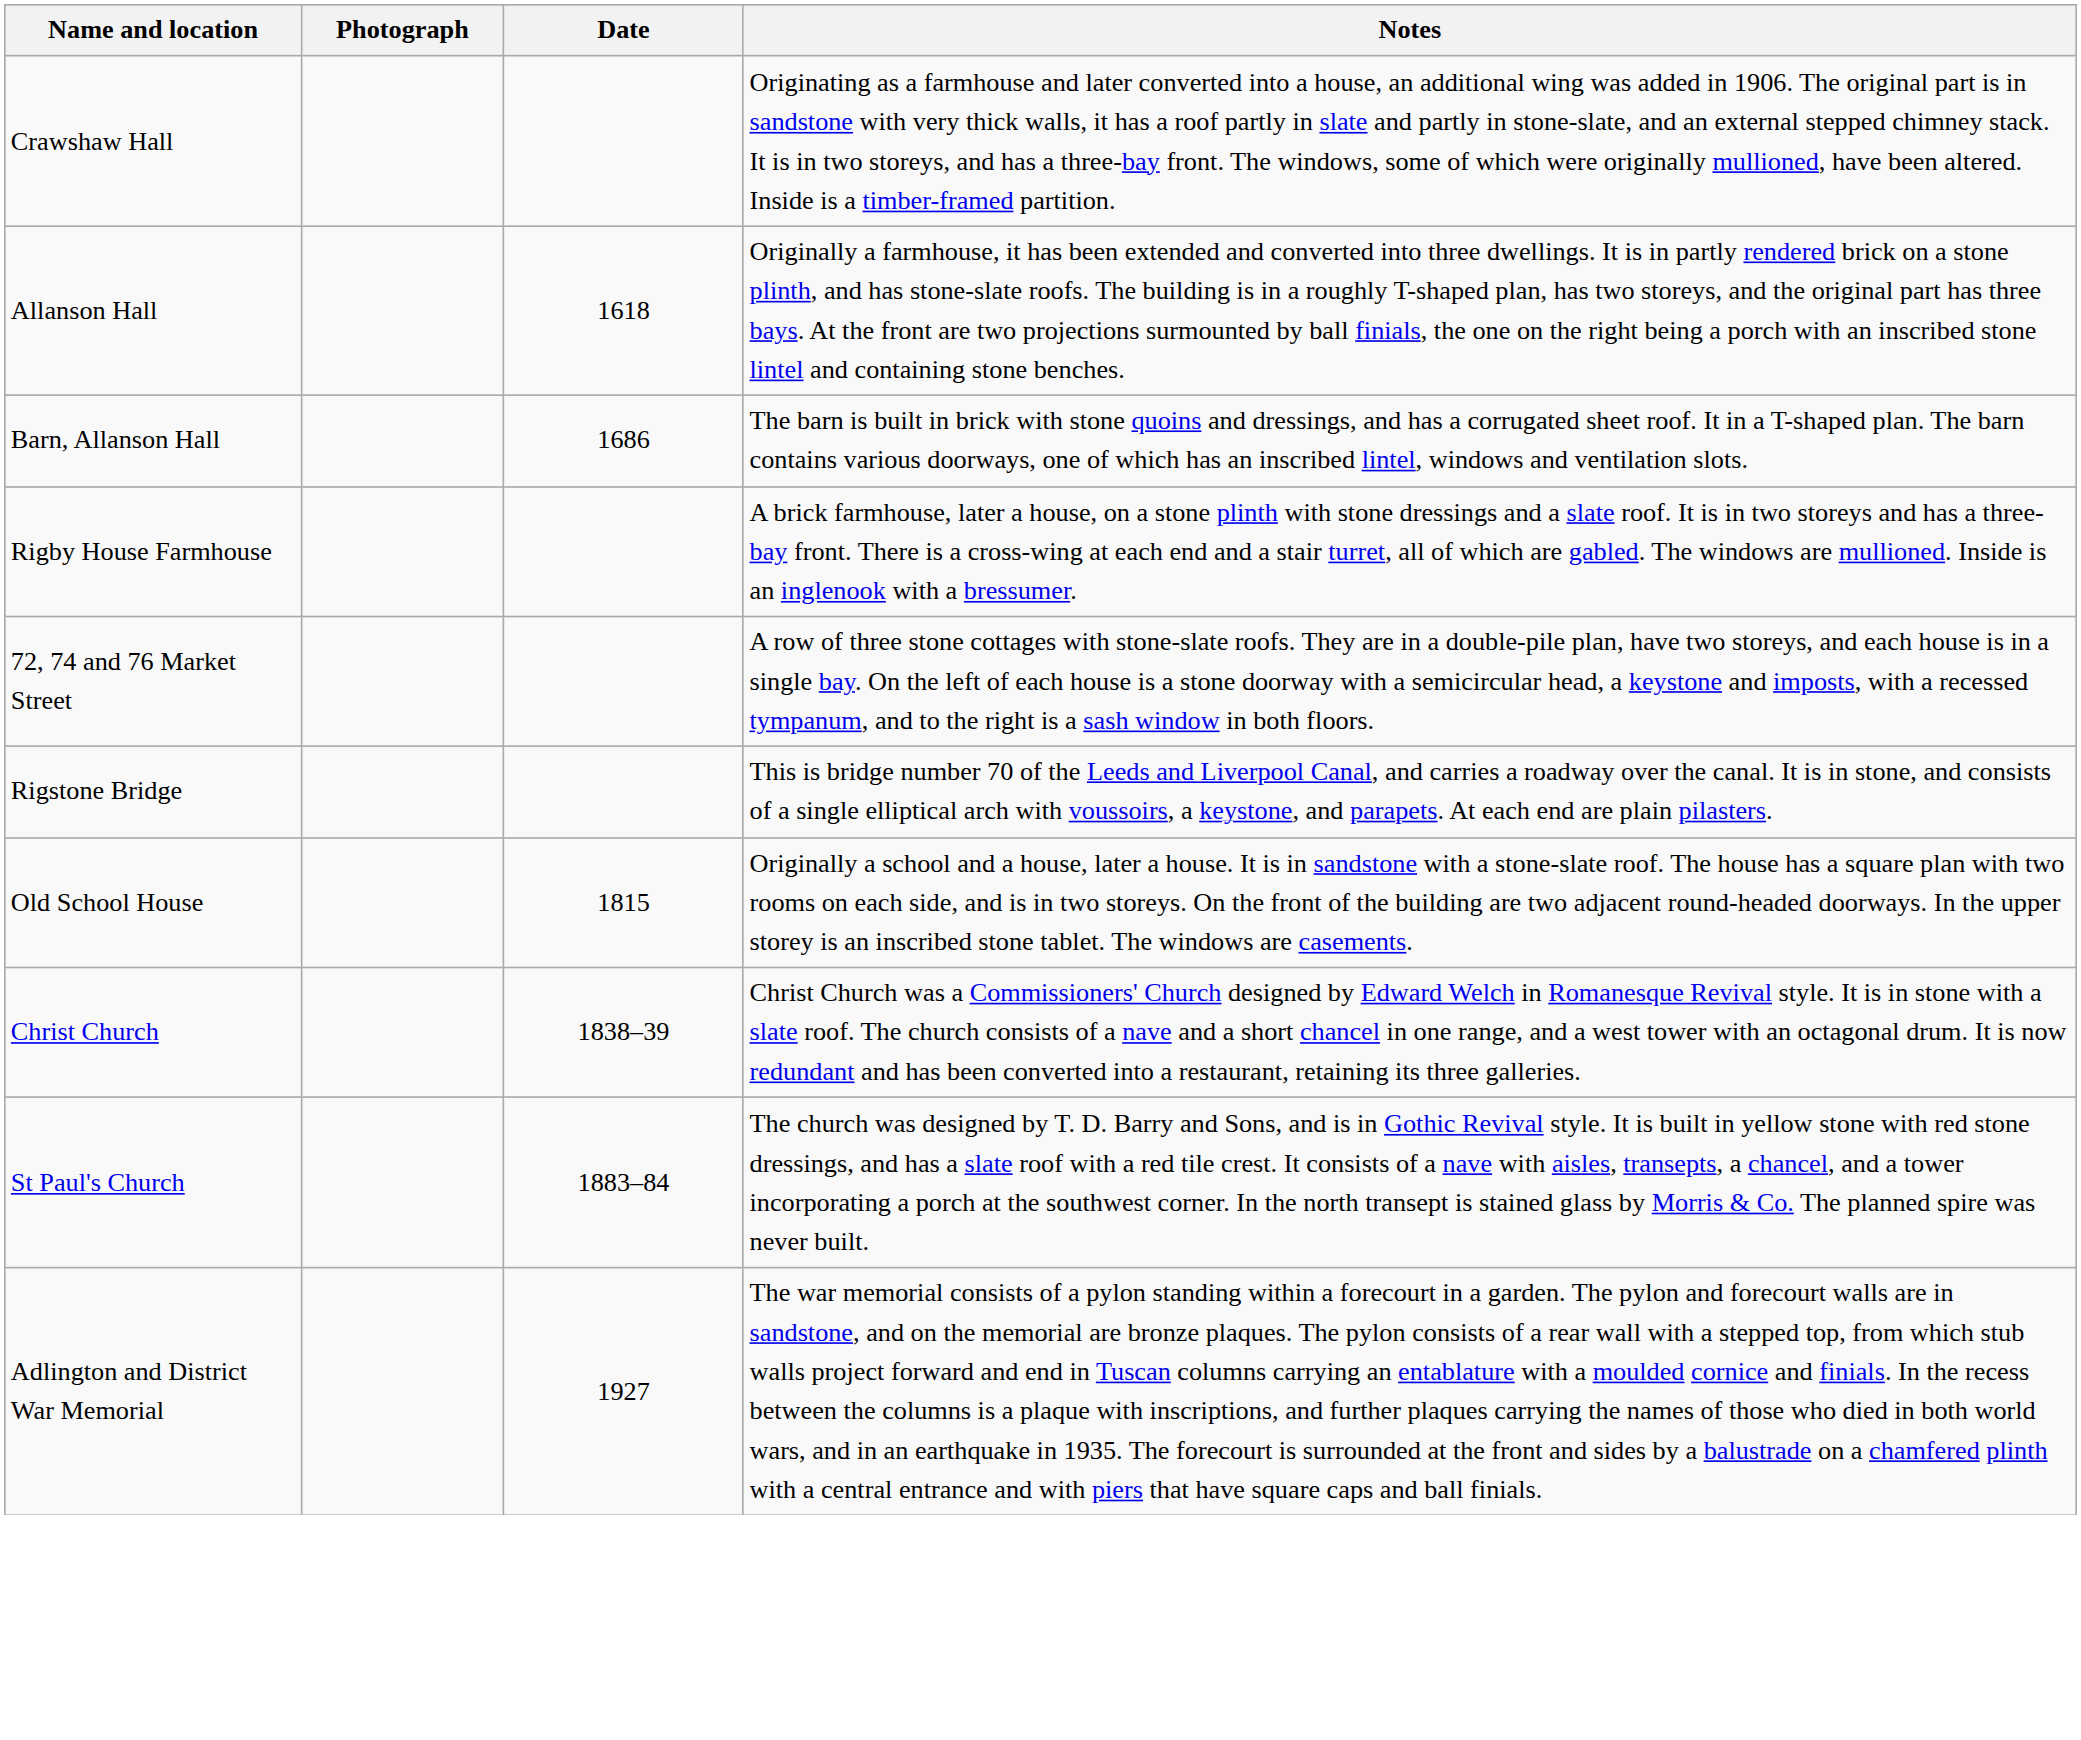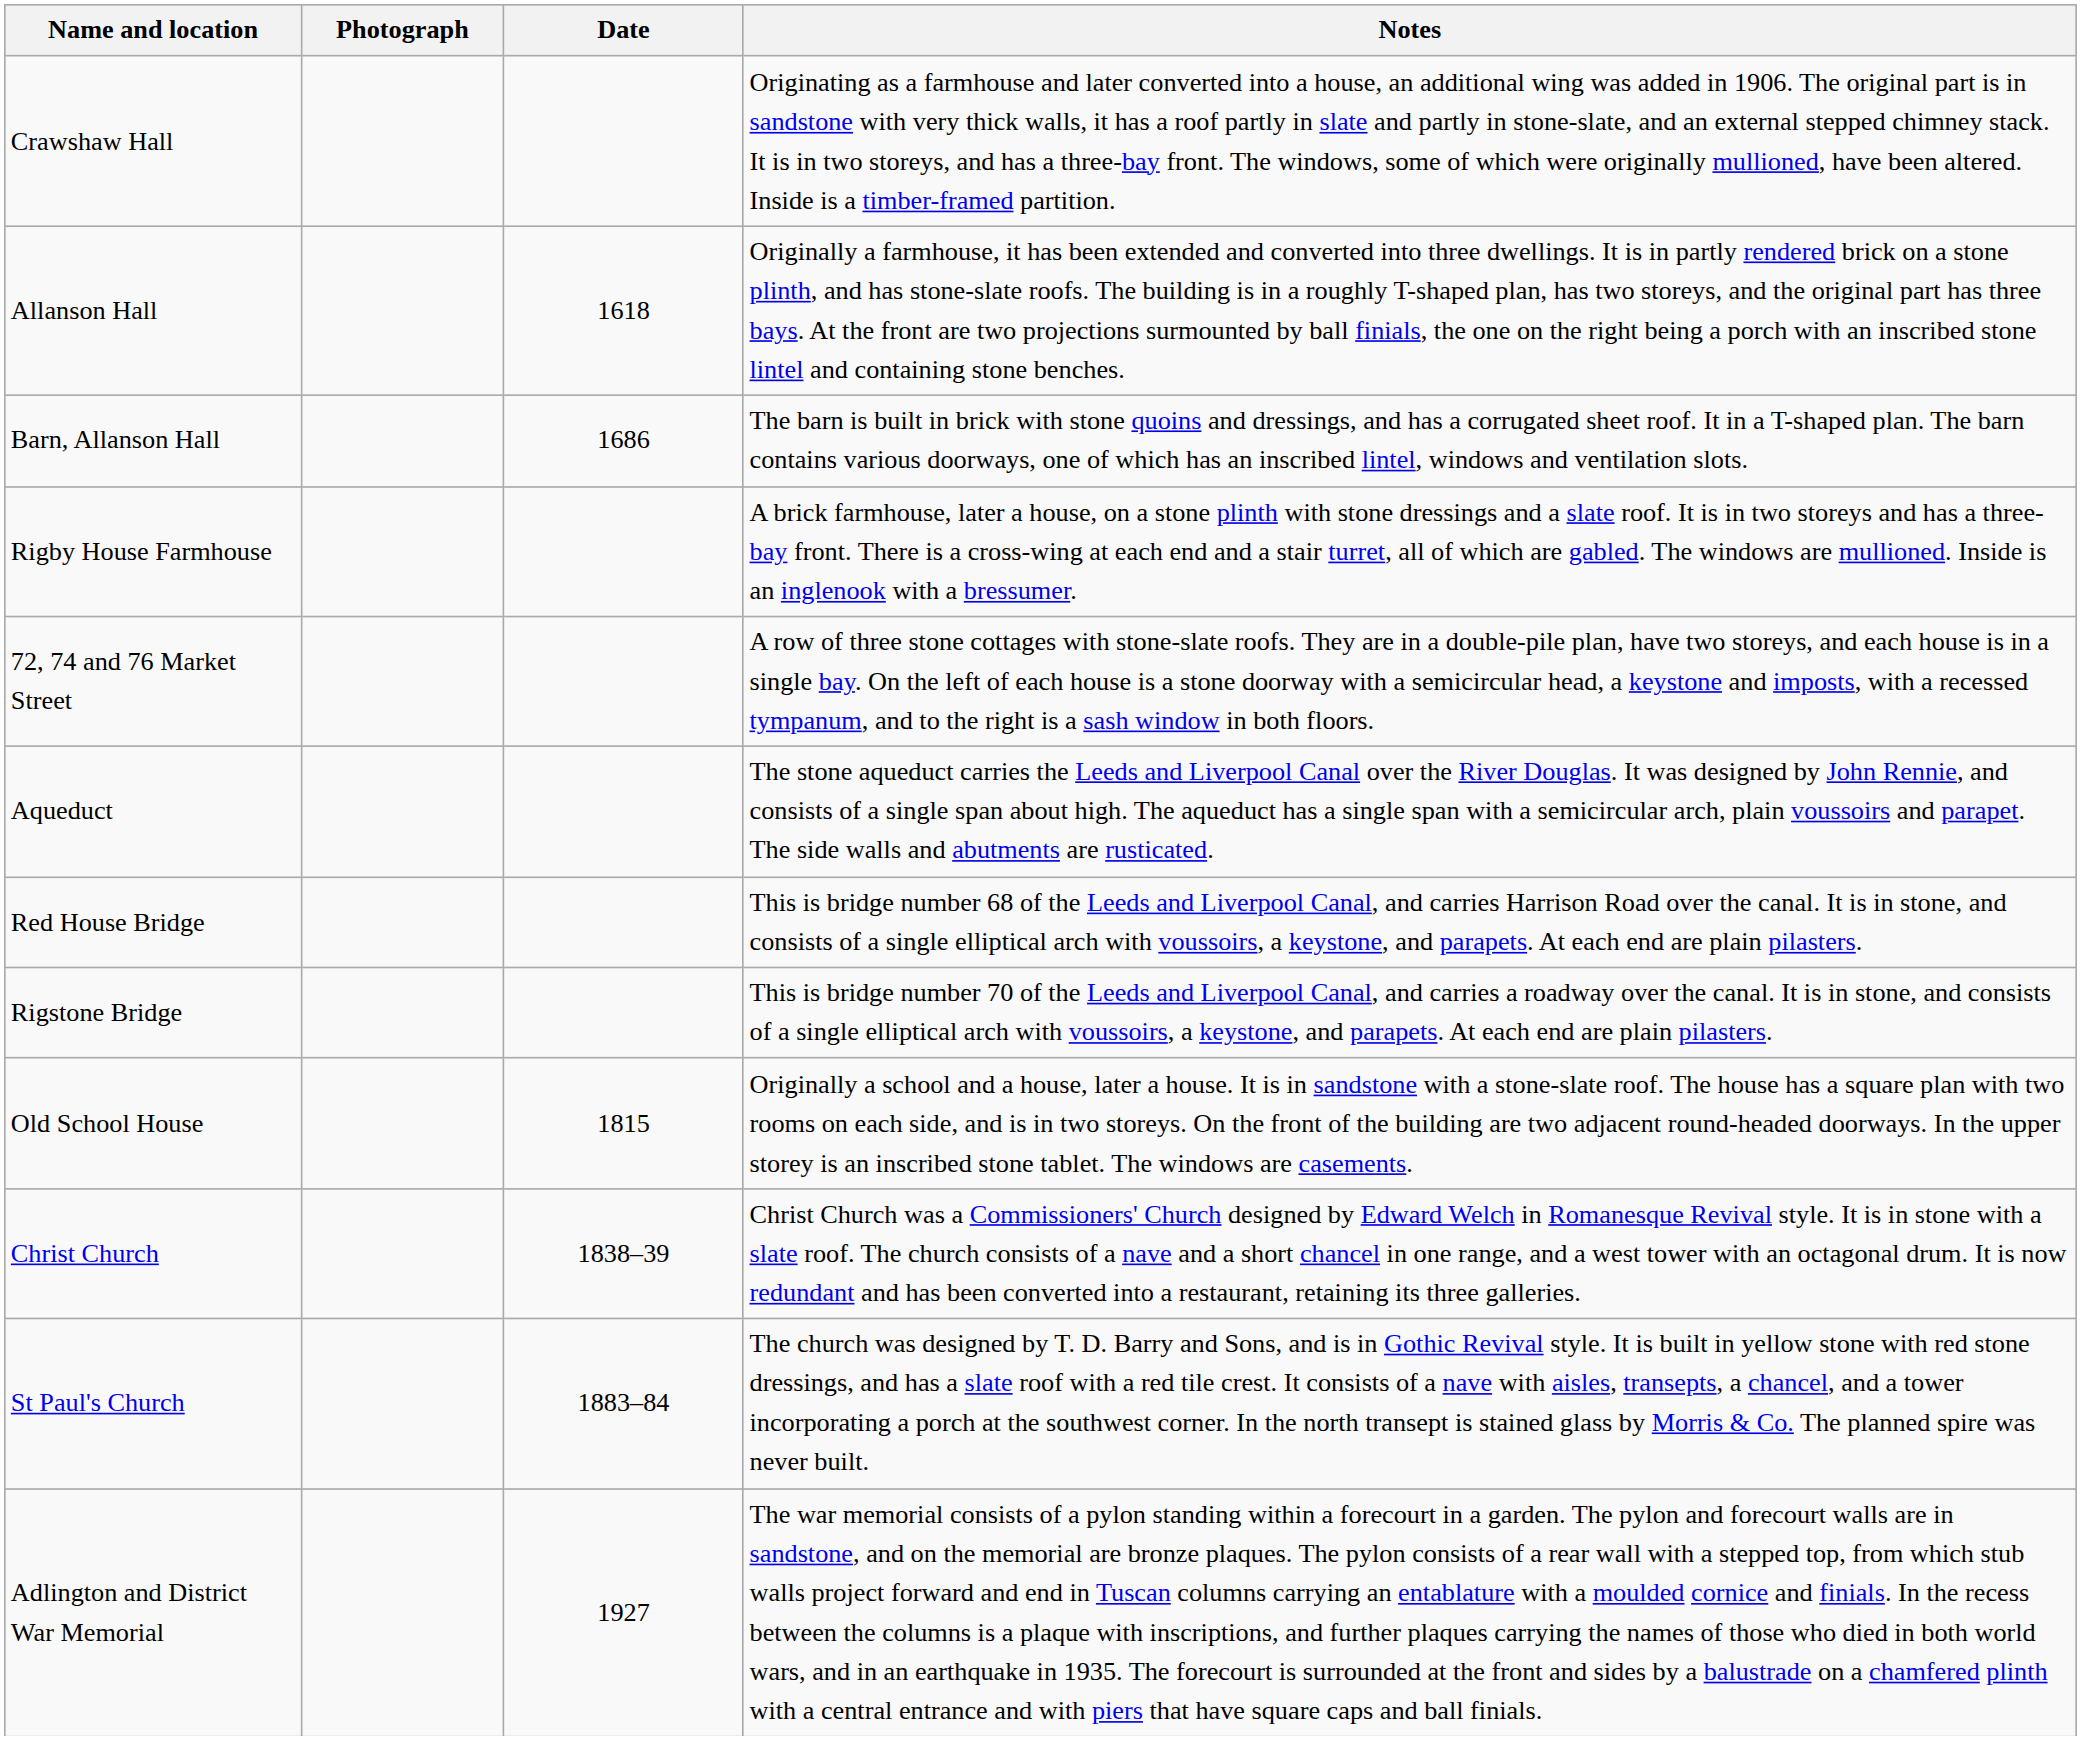+ row: (62, 811)
+ row: (108, 921)
